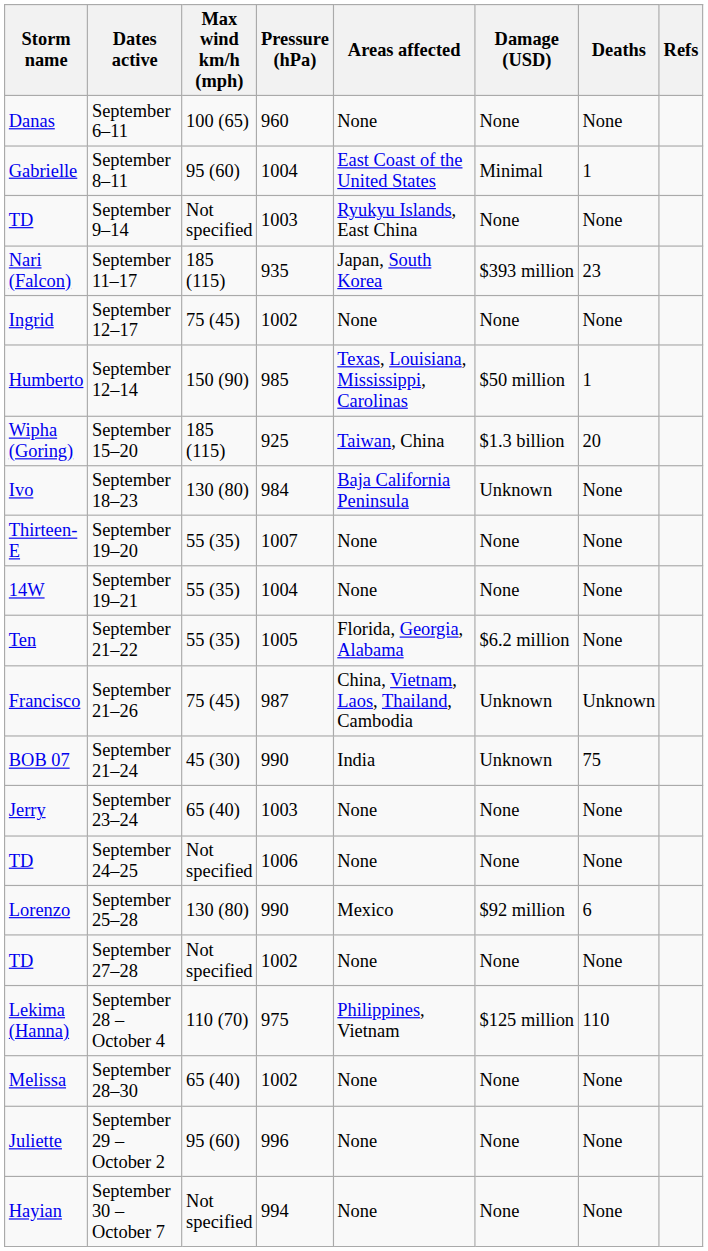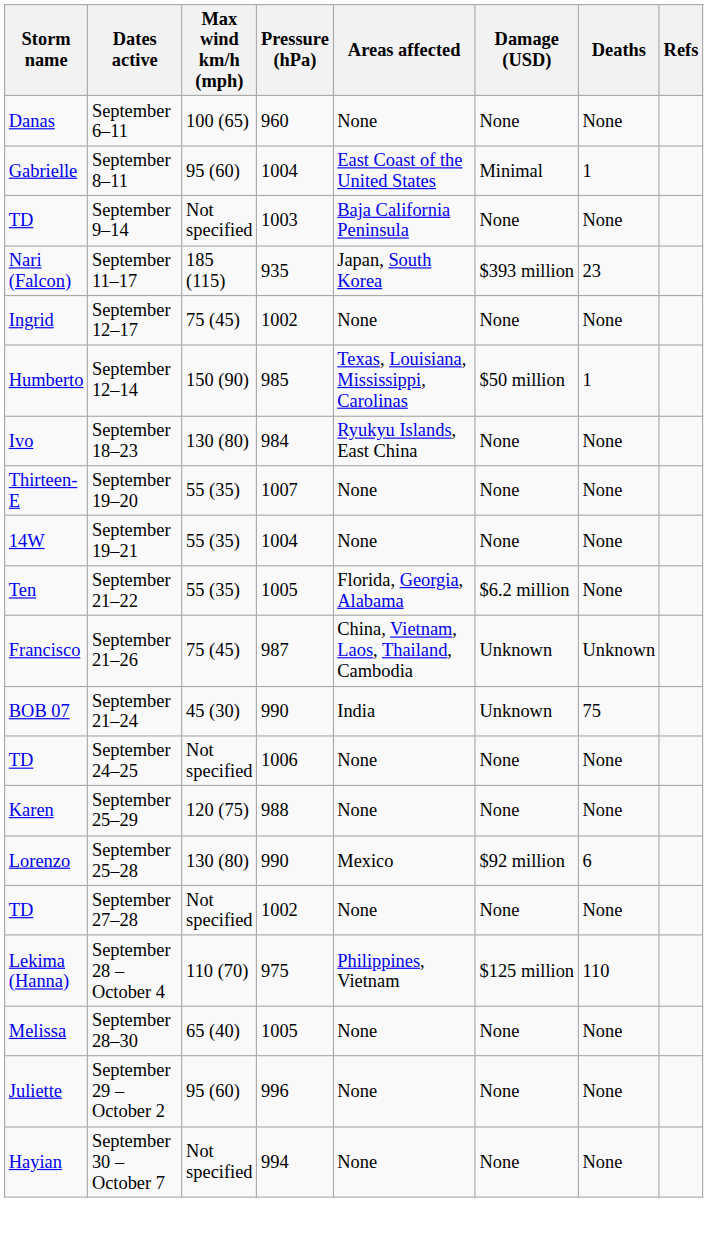(397, 220) Ryukyu Islands, East China -> (394, 220) Baja California Peninsula
- row: (131, 440)
(394, 490) Baja California Peninsula -> (397, 440) Ryukyu Islands, East China
(516, 490) Unknown -> (499, 440) None
- row: (131, 810)
+ row: (131, 810)
(279, 1080) 1002 -> (279, 1030) 1005
